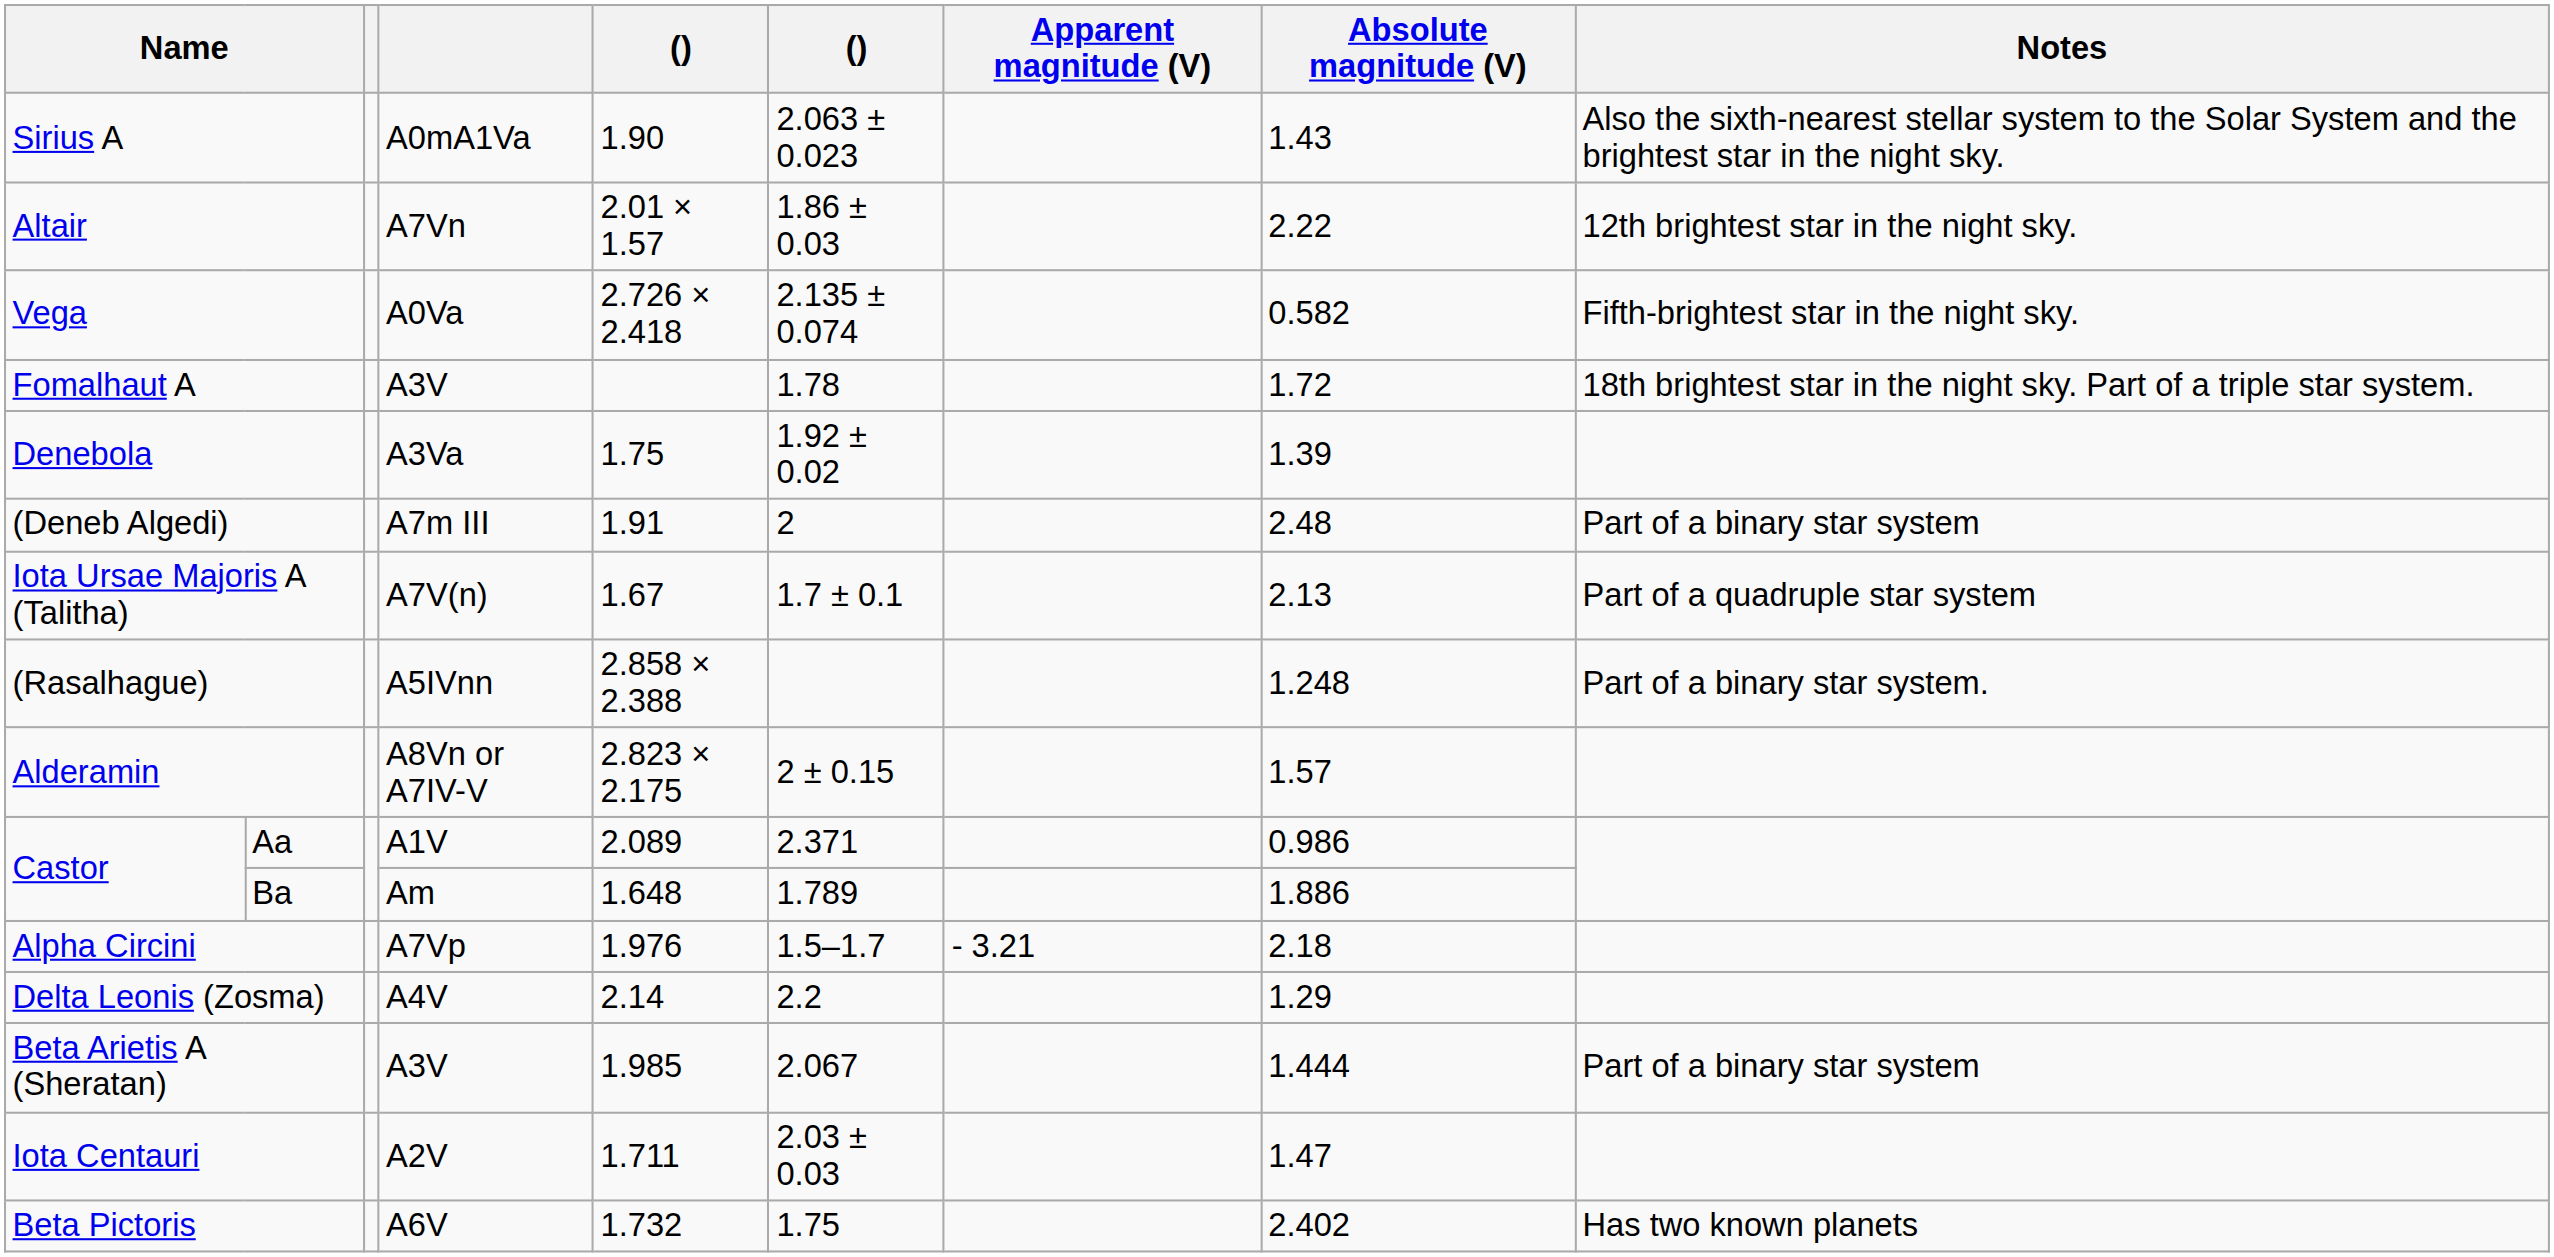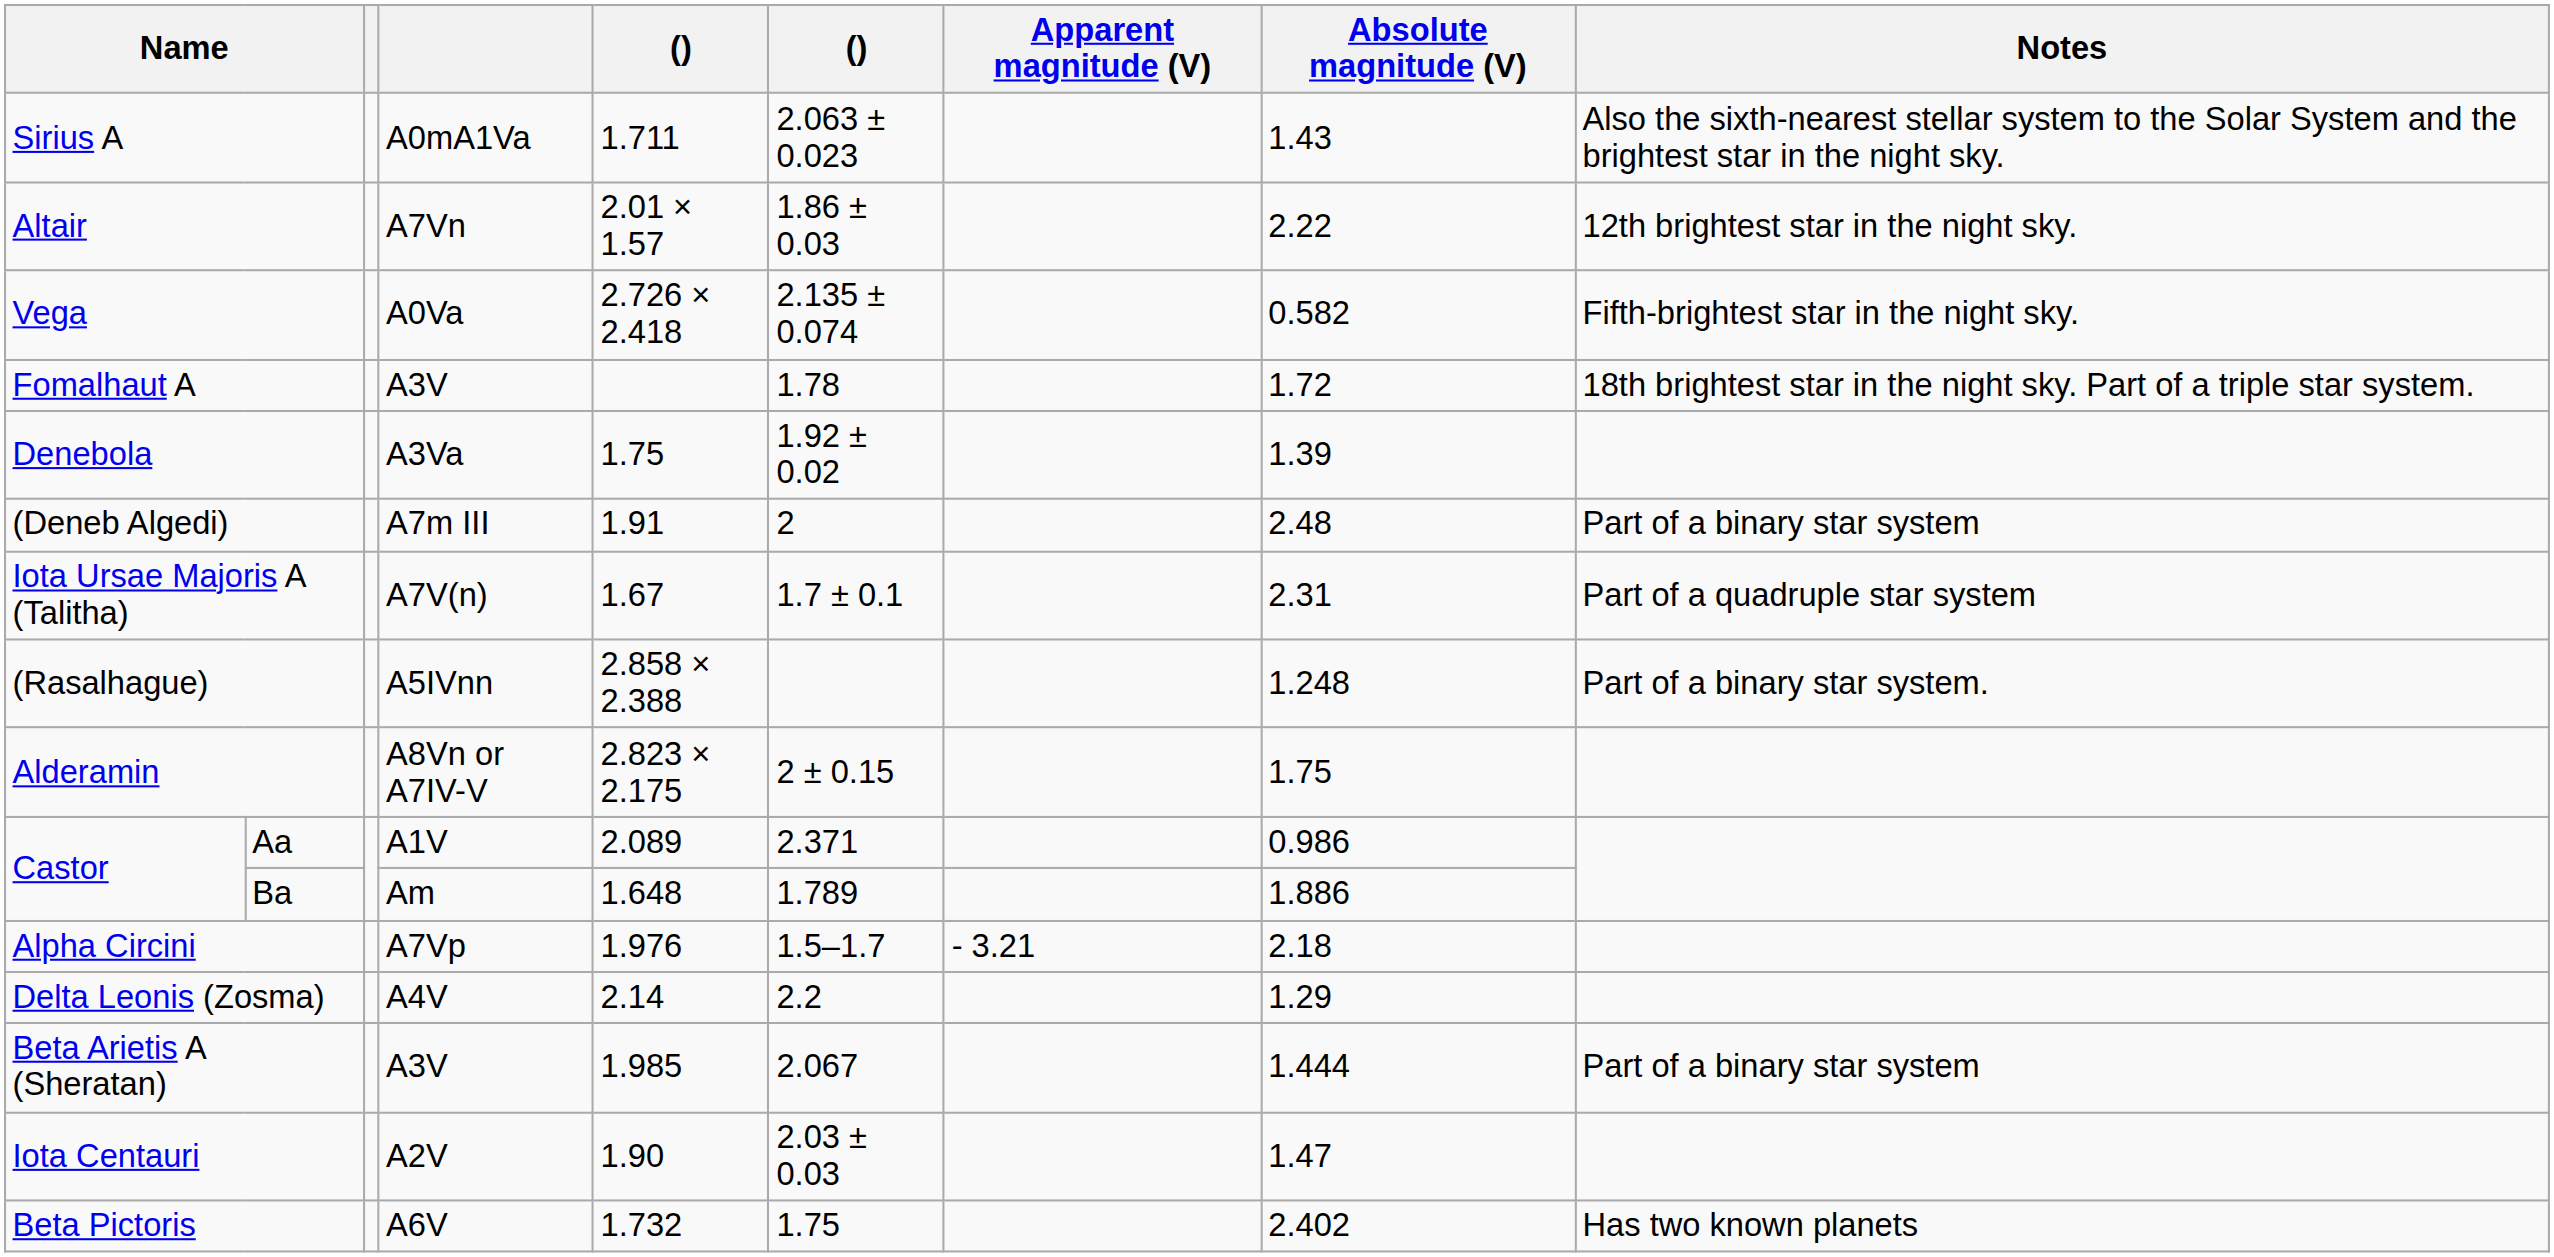(632, 137) 1.90 -> (640, 137) 1.711
(1300, 594) 2.13 -> (1300, 594) 2.31
(1300, 771) 1.57 -> (1300, 771) 1.75
(640, 1155) 1.711 -> (632, 1155) 1.90
